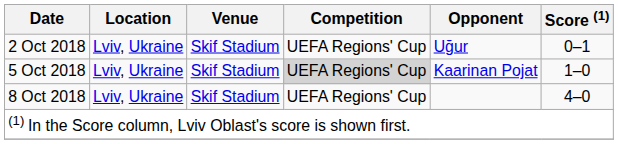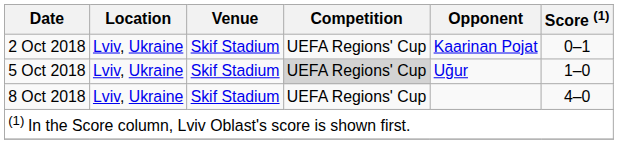(451, 46) Uğur -> (486, 46) Kaarinan Pojat
(486, 71) Kaarinan Pojat -> (451, 71) Uğur
